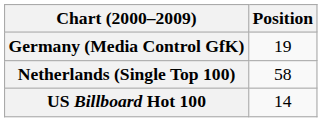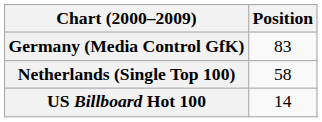(283, 46) 19 -> (283, 46) 83
